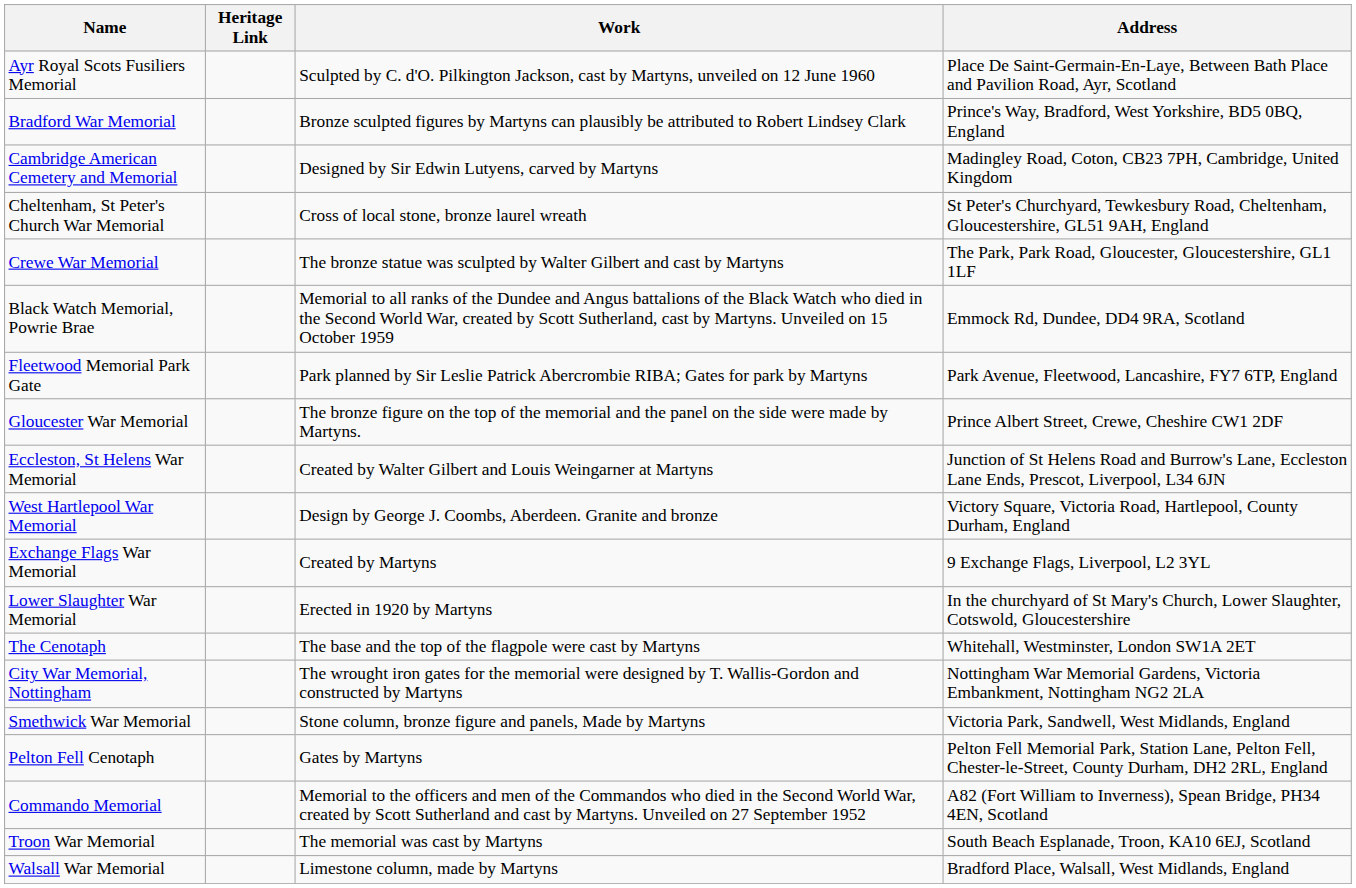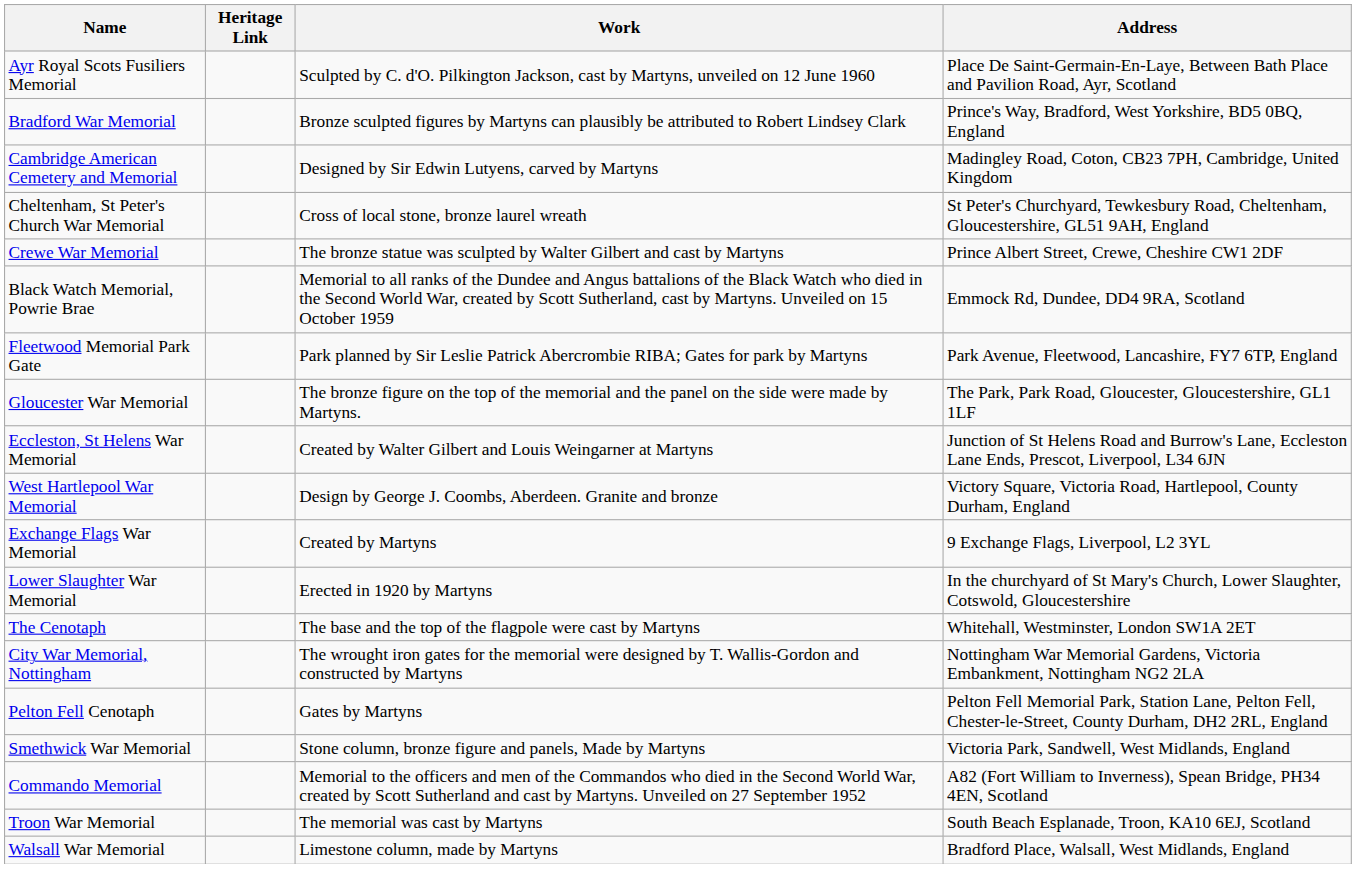(1139, 262) The Park, Park Road, Gloucester, Gloucestershire, GL1 1LF -> (1115, 252) Prince Albert Street, Crewe, Cheshire CW1 2DF
(1115, 422) Prince Albert Street, Crewe, Cheshire CW1 2DF -> (1139, 402) The Park, Park Road, Gloucester, Gloucestershire, GL1 1LF
rows swapped: (81, 758) <-> (100, 720)
